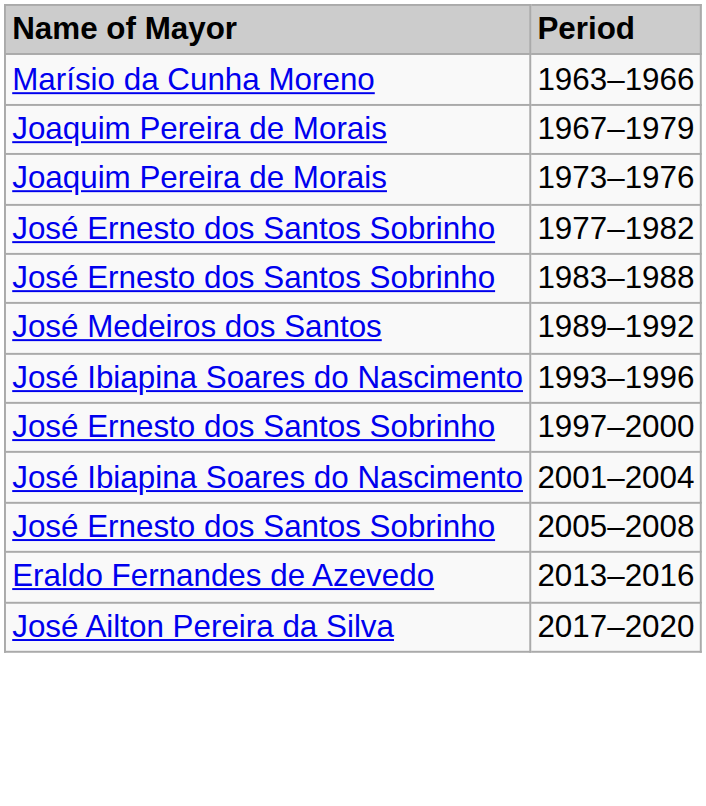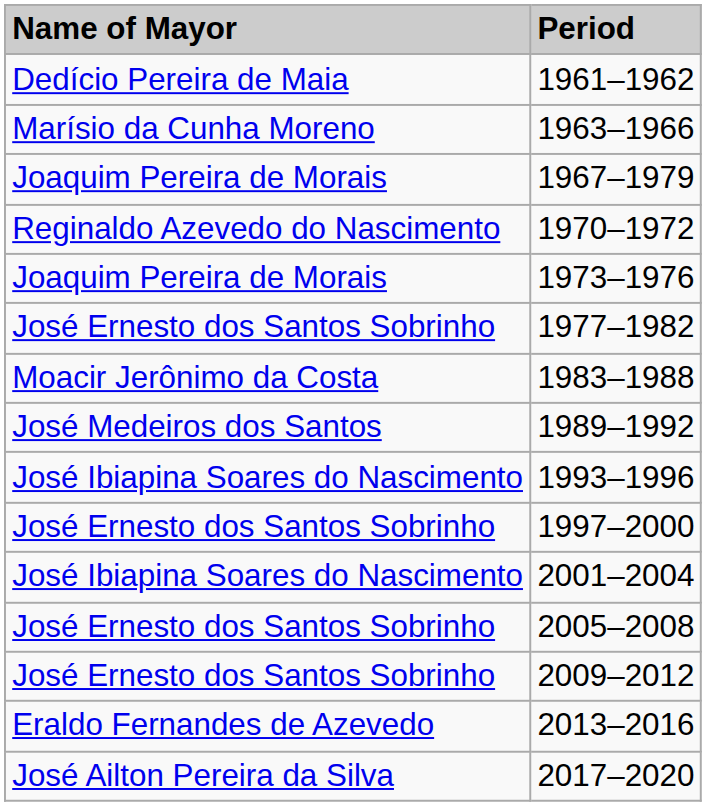+ row: (616, 79)
+ row: (616, 228)
(254, 278) José Ernesto dos Santos Sobrinho -> (195, 377) Moacir Jerônimo da Costa
+ row: (616, 675)
